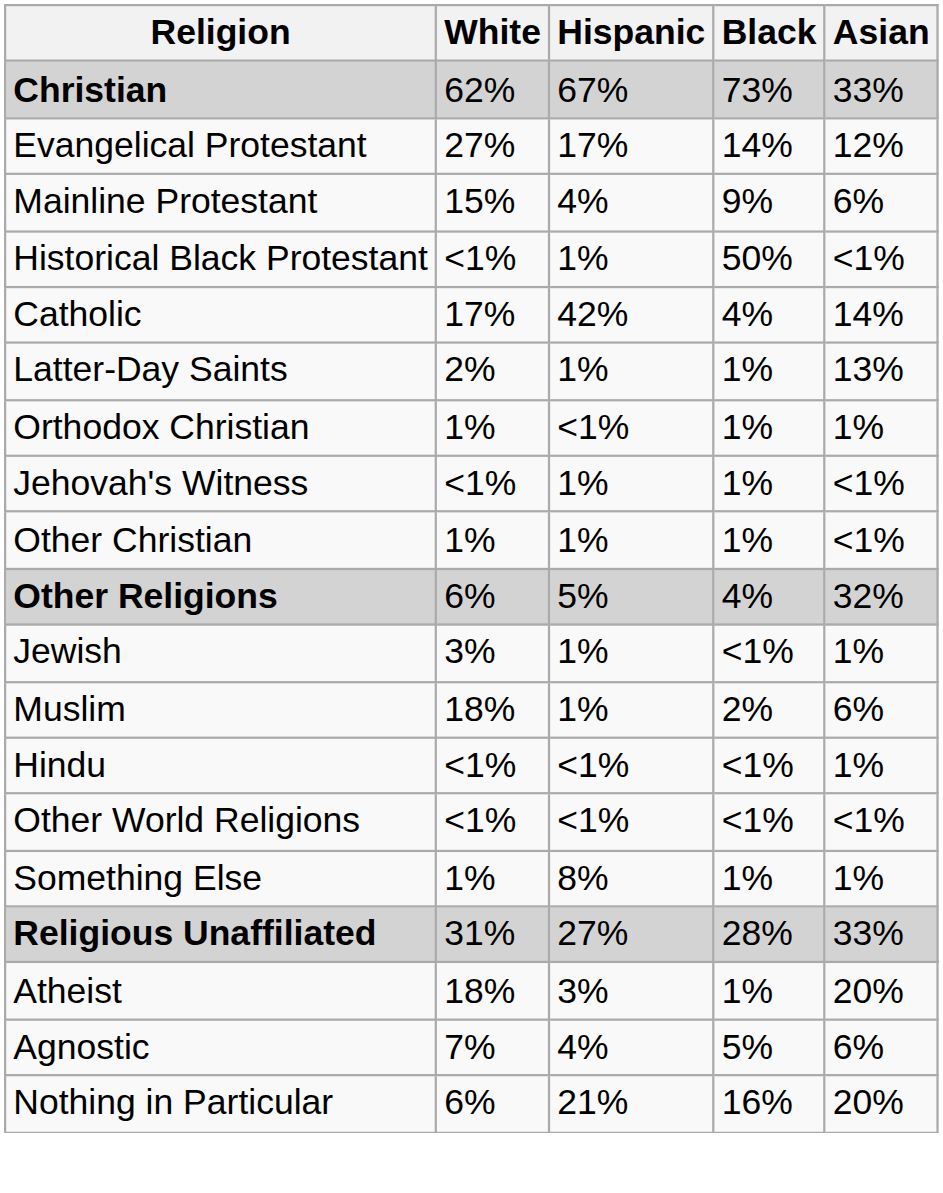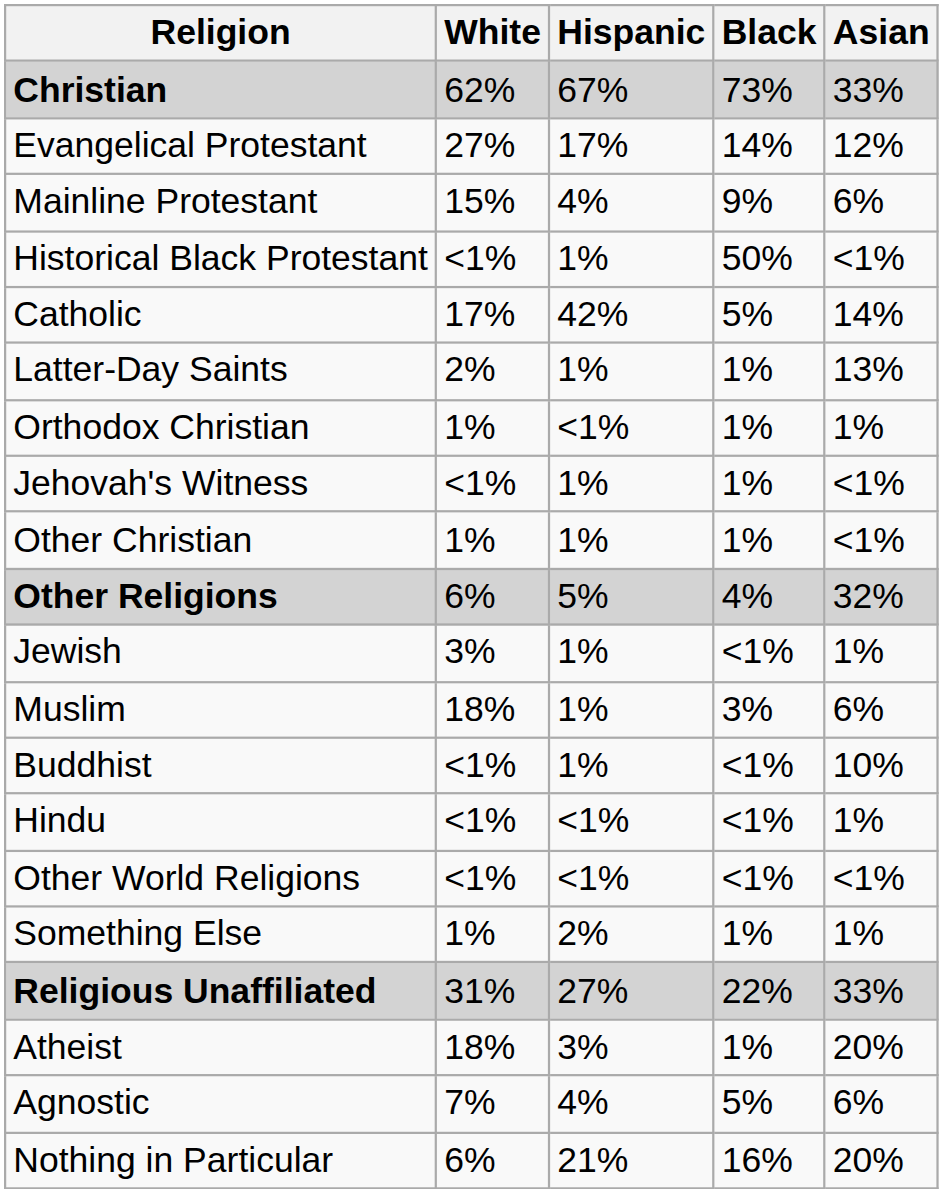(747, 314) 4% -> (747, 314) 5%
(747, 708) 2% -> (747, 708) 3%
+ row: (82, 764)
(583, 877) 8% -> (583, 933) 2%
(757, 933) 28% -> (757, 990) 22%
